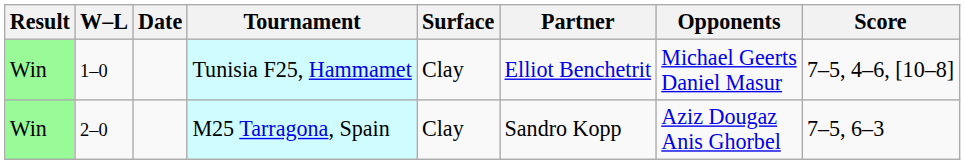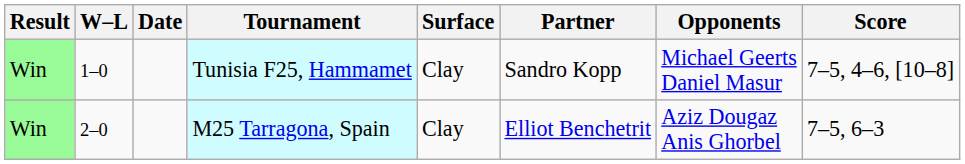(578, 69) Elliot Benchetrit -> (563, 69) Sandro Kopp
(563, 129) Sandro Kopp -> (578, 129) Elliot Benchetrit
